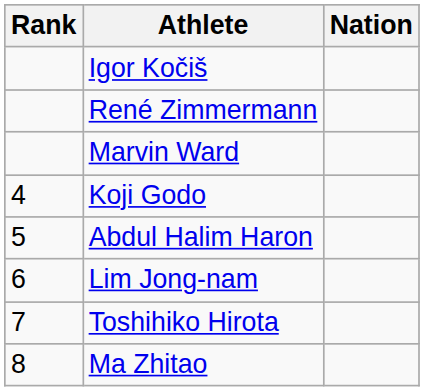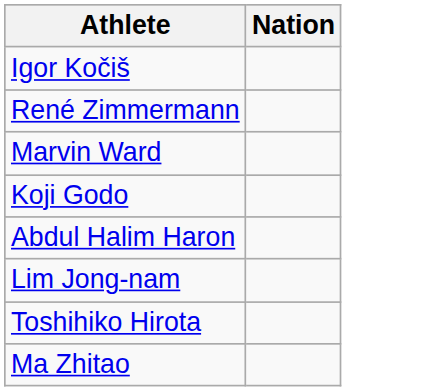- column: (44, 25)
